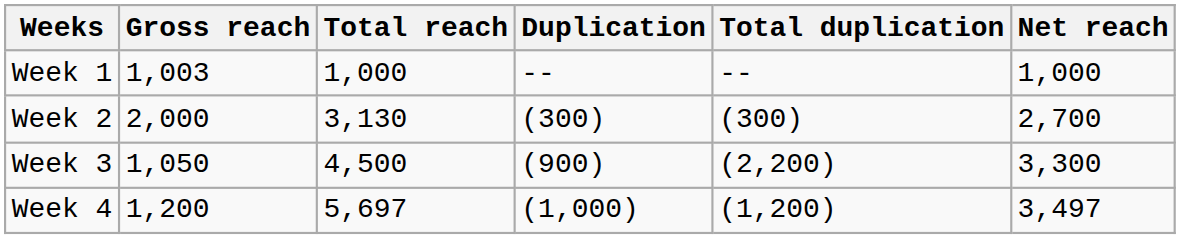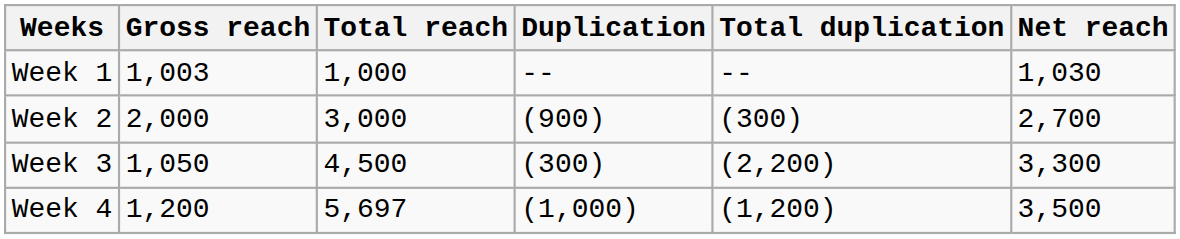(1060, 73) 1,000 -> (1060, 73) 1,030
(365, 119) 3,130 -> (365, 119) 3,000
(563, 119) (300) -> (563, 119) (900)
(563, 165) (900) -> (563, 165) (300)
(1060, 210) 3,497 -> (1060, 210) 3,500
